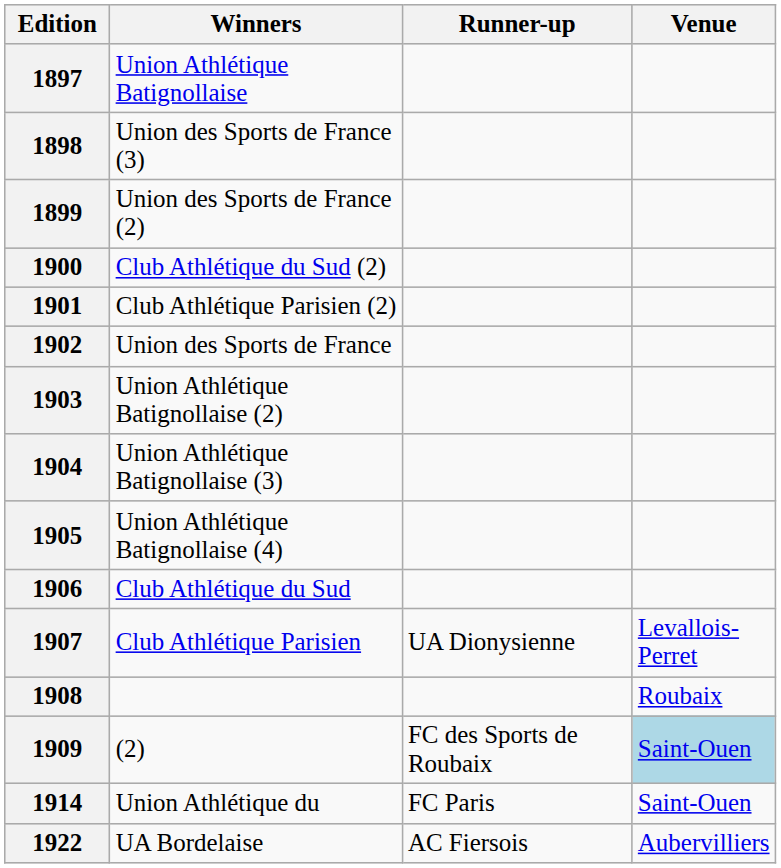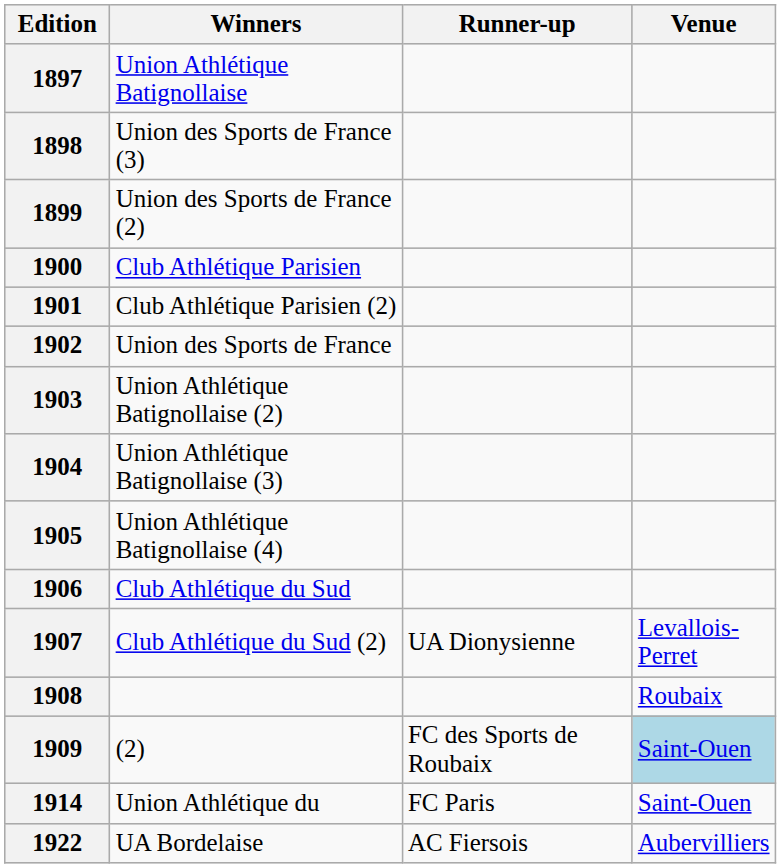(251, 266) Club Athlétique du Sud (2) -> (238, 266) Club Athlétique Parisien
(238, 642) Club Athlétique Parisien -> (251, 642) Club Athlétique du Sud (2)
